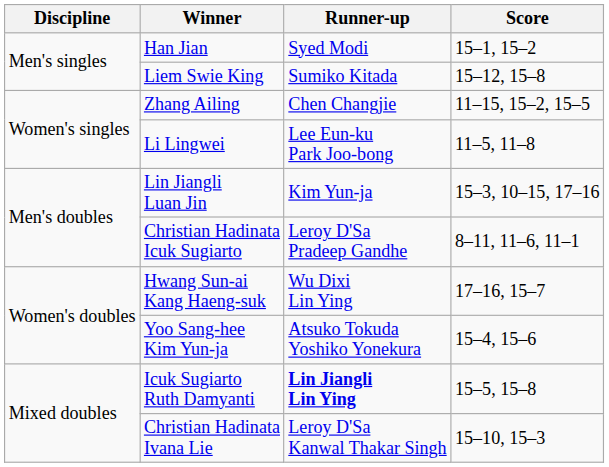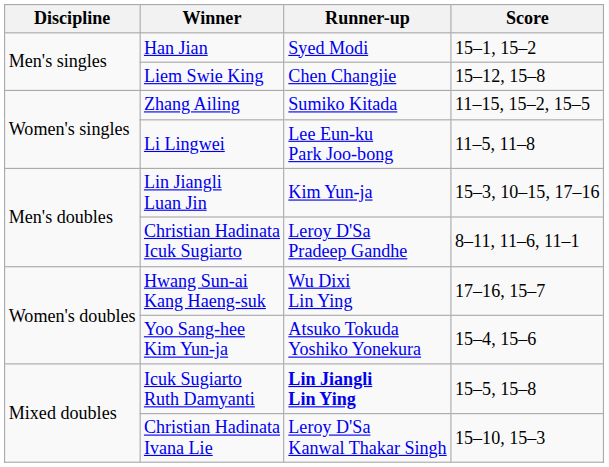(343, 76) Sumiko Kitada -> (342, 76) Chen Changjie
(342, 104) Chen Changjie -> (343, 104) Sumiko Kitada
